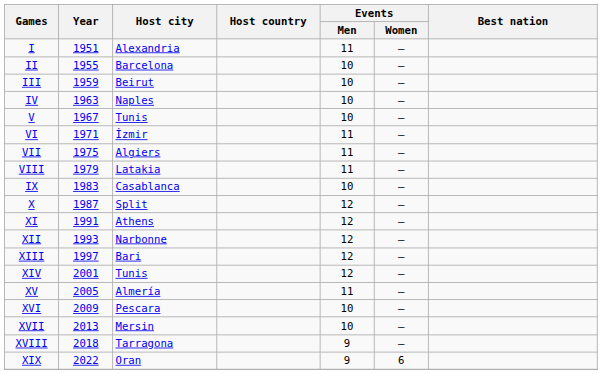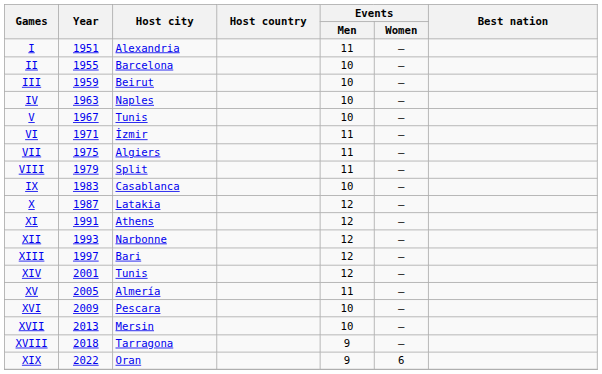(138, 169) Latakia -> (132, 169) Split
(132, 204) Split -> (138, 204) Latakia
